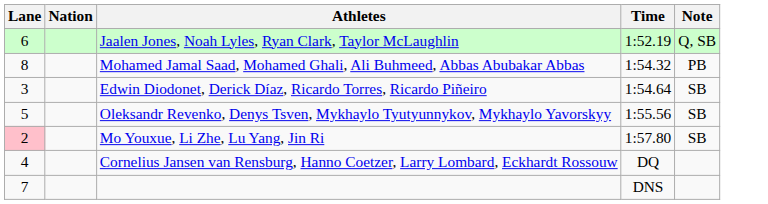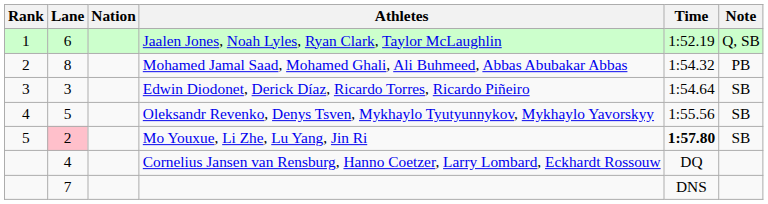+ column: (26, 16)
(648, 138) normal -> (691, 138) bold
